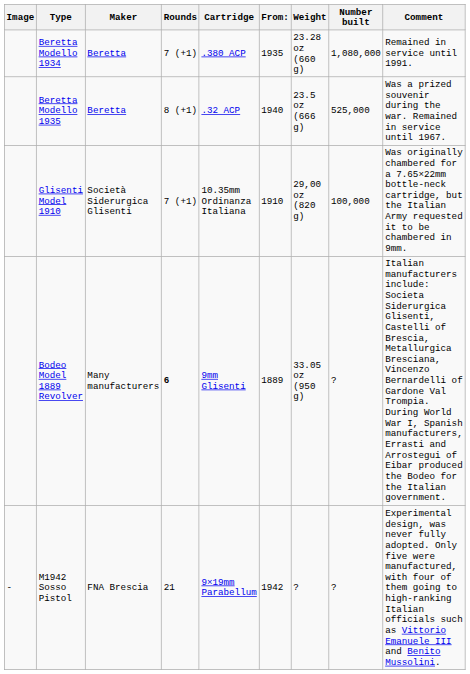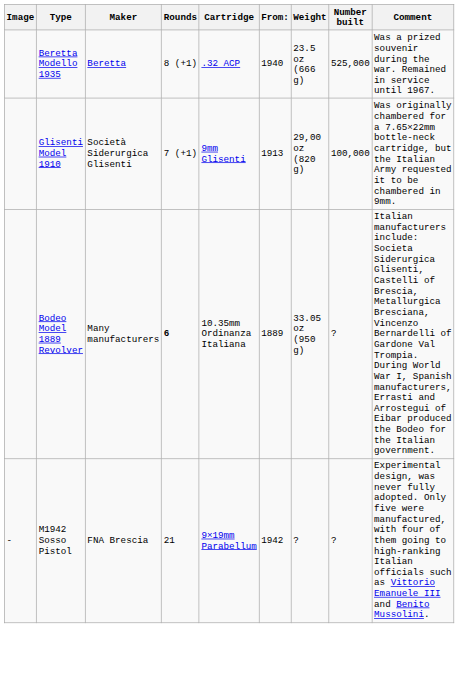- row: (58, 54)
(226, 201) 10.35mm Ordinanza Italiana -> (224, 154) 9mm Glisenti
(272, 201) 1910 -> (272, 154) 1913
(224, 381) 9mm Glisenti -> (226, 334) 10.35mm Ordinanza Italiana
